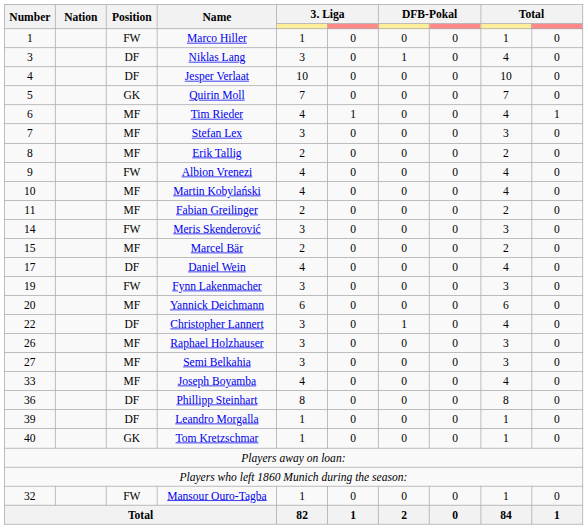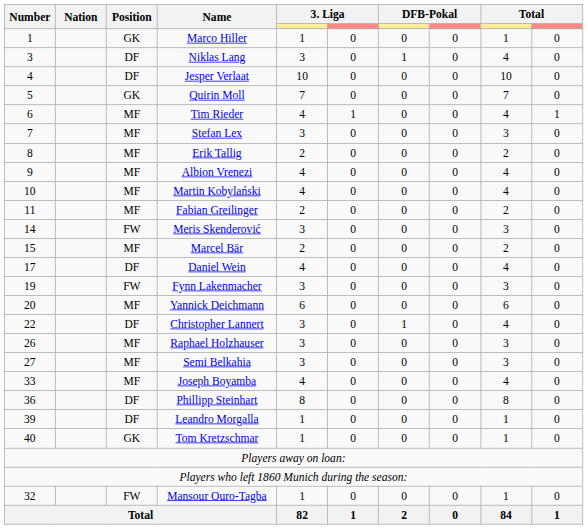(132, 38) FW -> (132, 38) GK
(132, 171) FW -> (132, 171) MF
